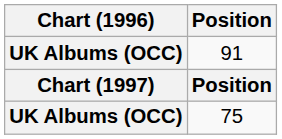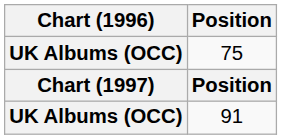rows swapped: (232, 117) <-> (232, 52)
